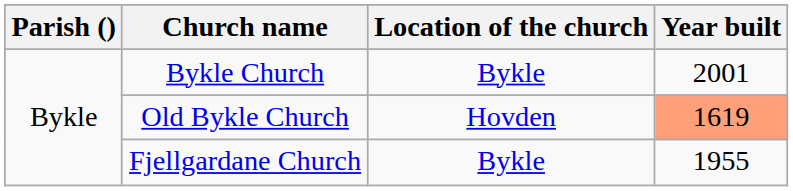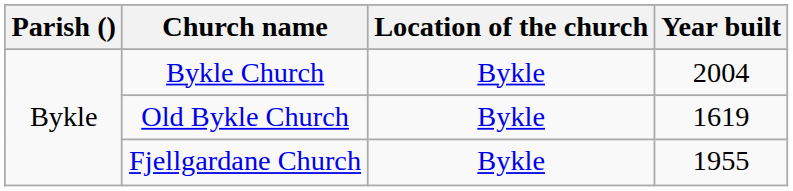(721, 71) 2001 -> (721, 71) 2004
(511, 116) Hovden -> (511, 116) Bykle
(721, 116) lightsalmon background -> (721, 116) no background
